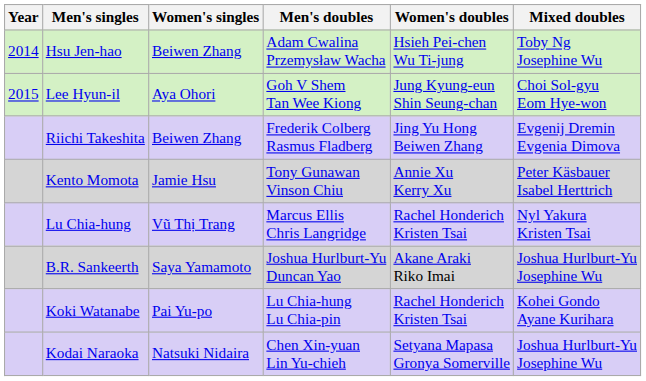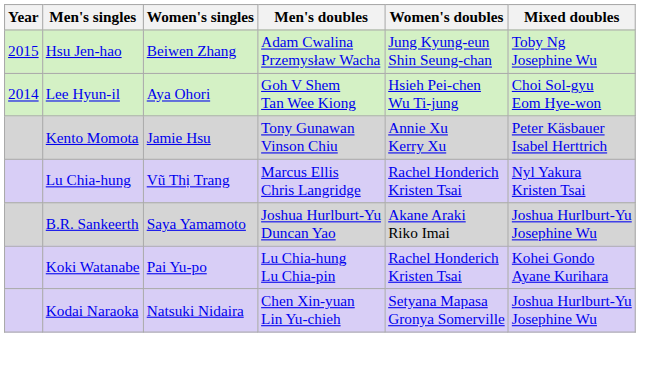(23, 51) 2014 -> (23, 51) 2015
(440, 51) Hsieh Pei-chen Wu Ti-jung -> (440, 51) Jung Kyung-eun Shin Seung-chan
(23, 94) 2015 -> (23, 94) 2014
(445, 94) Jung Kyung-eun Shin Seung-chan -> (435, 94) Hsieh Pei-chen Wu Ti-jung
- row: (95, 138)
